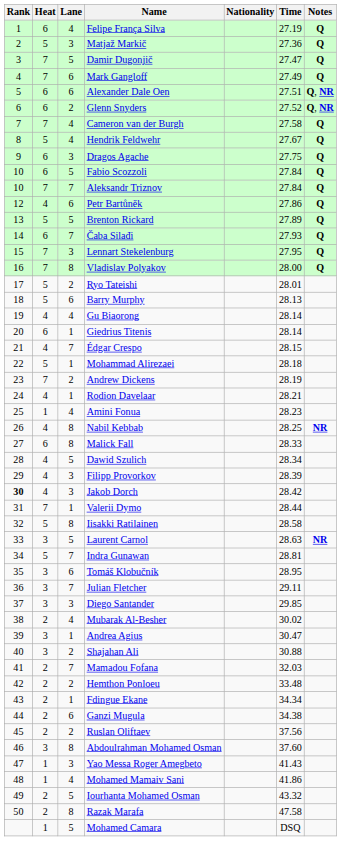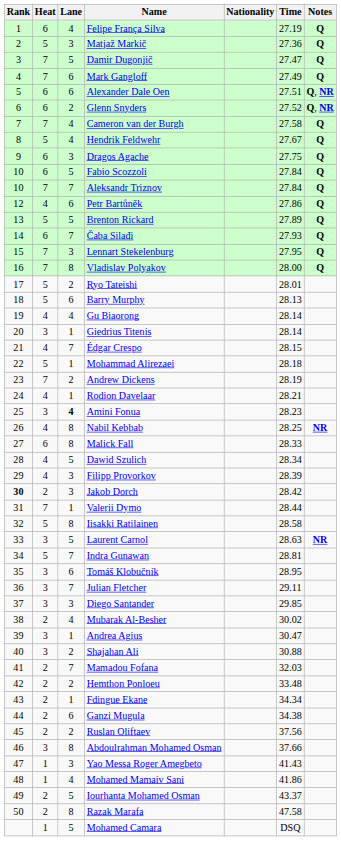(45, 332) 6 -> (45, 332) 3
(45, 412) 1 -> (45, 412) 3
(71, 412) normal -> (71, 412) bold
(45, 492) 4 -> (45, 492) 2
(290, 747) 37.60 -> (290, 747) 37.66
(290, 795) 43.32 -> (290, 795) 43.37
